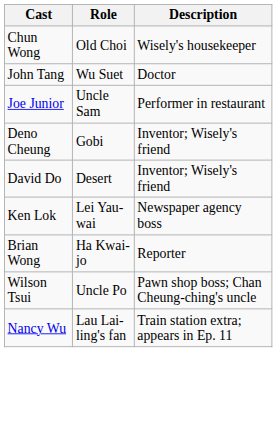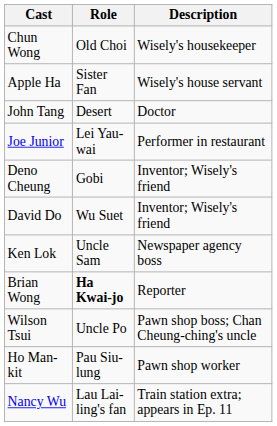+ row: (34, 82)
(100, 74) Wu Suet -> (94, 111) Desert
(92, 104) Uncle Sam -> (100, 141) Lei Yau-wai
(94, 178) Desert -> (100, 216) Wu Suet
(100, 216) Lei Yau-wai -> (92, 253) Uncle Sam
(103, 253) normal -> (100, 290) bold
+ row: (33, 365)
